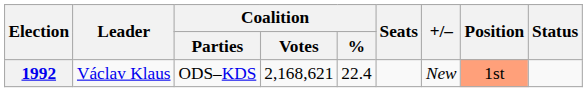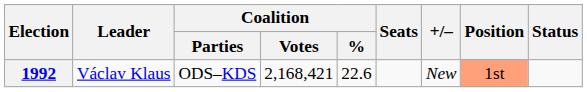(299, 73) 2,168,621 -> (299, 73) 2,168,421
(356, 73) 22.4 -> (356, 73) 22.6
